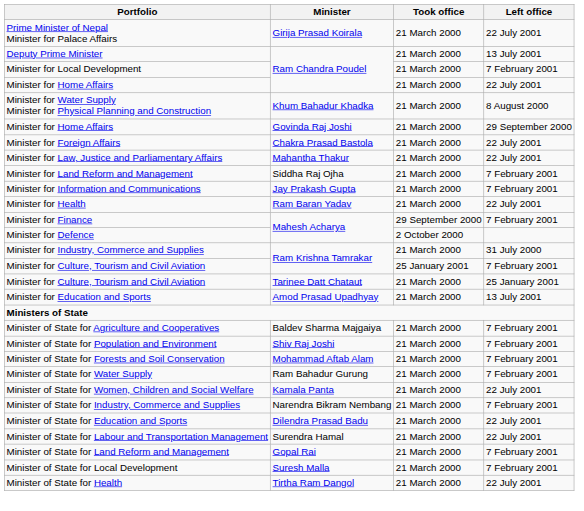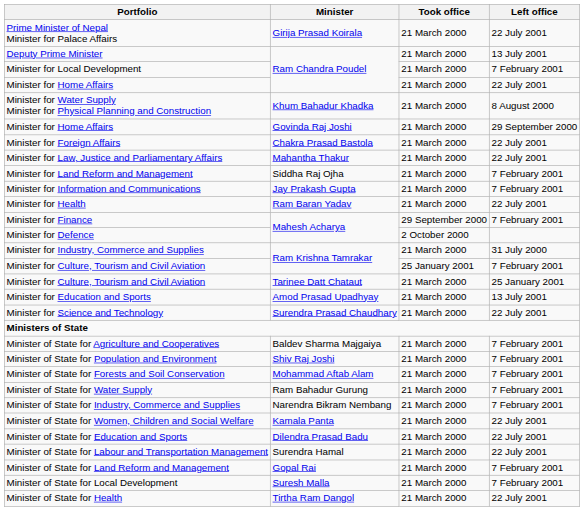+ row: (85, 312)
rows swapped: (130, 390) <-> (123, 405)
